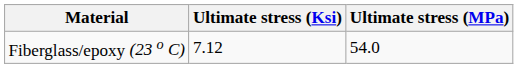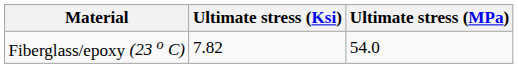(208, 47) 7.12 -> (208, 47) 7.82
